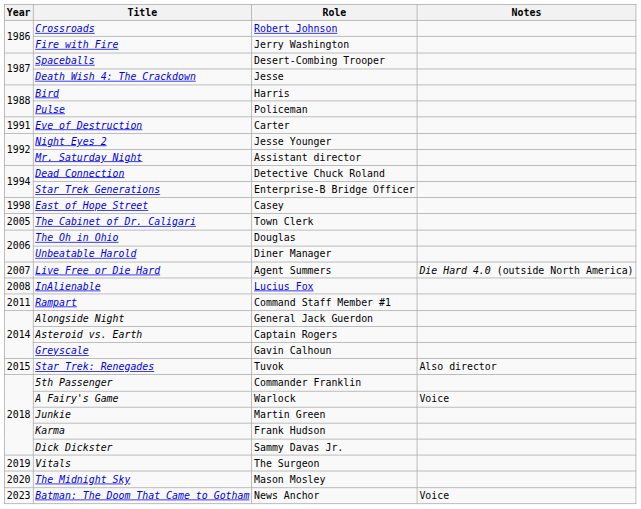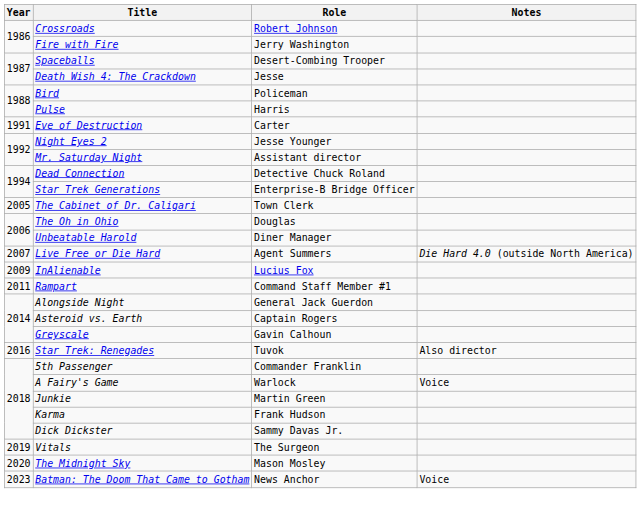(272, 93) Harris -> (281, 93) Policeman
(281, 109) Policeman -> (272, 109) Harris
- row: (92, 206)
(19, 286) 2008 -> (19, 270) 2009
(19, 367) 2015 -> (19, 351) 2016
